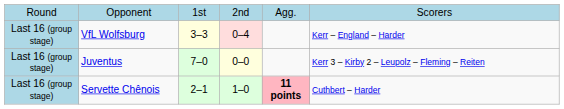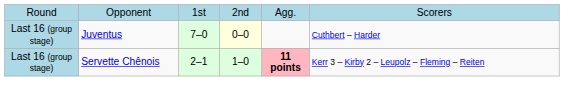- row: (113, 34)
(398, 63) Kerr 3 – Kirby 2 – Leupolz – Fleming – Reiten -> (346, 35) Cuthbert – Harder
(346, 90) Cuthbert – Harder -> (398, 63) Kerr 3 – Kirby 2 – Leupolz – Fleming – Reiten
